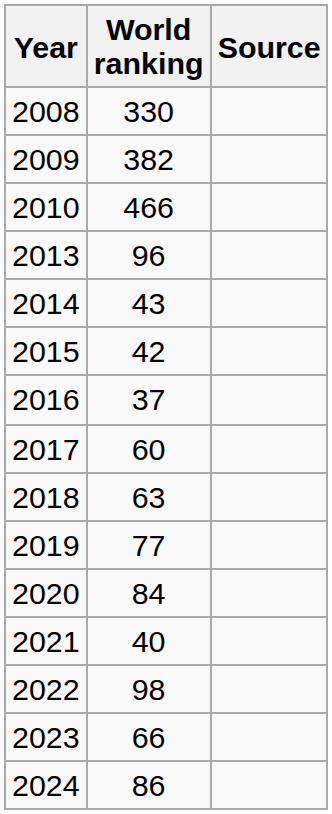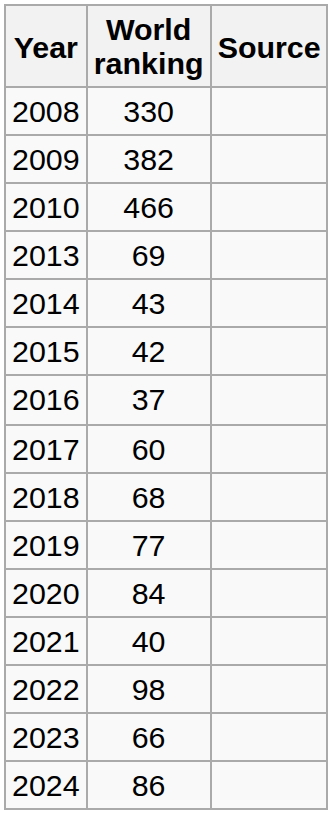(149, 256) 96 -> (149, 256) 69
(149, 496) 63 -> (149, 496) 68
